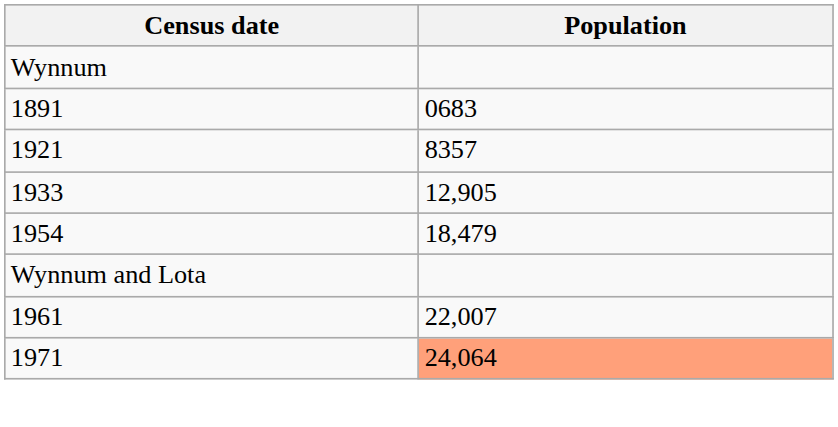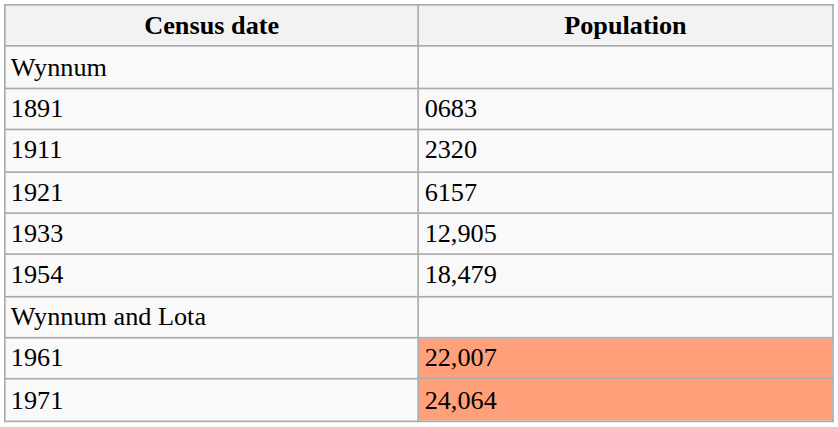+ row: (37, 150)
(451, 150) 8357 -> (451, 191) 6157
(461, 316) no background -> (461, 358) lightsalmon background
